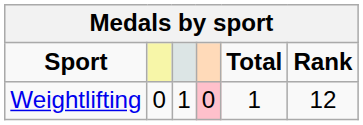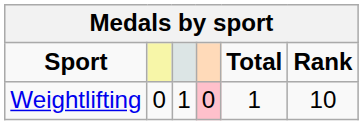(323, 100) 12 -> (323, 100) 10
